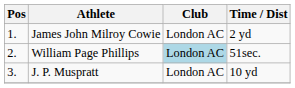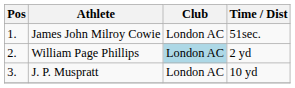(240, 33) 2 yd -> (245, 33) 51sec.
(245, 53) 51sec. -> (240, 53) 2 yd
